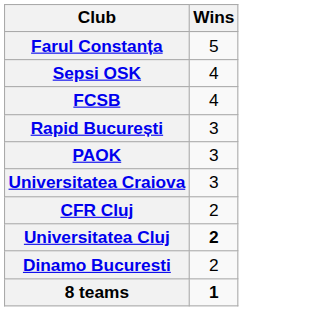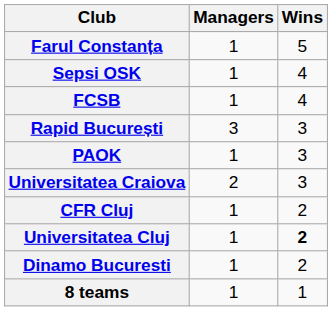+ column: (234, 18)
(214, 292) bold -> (302, 292) normal
